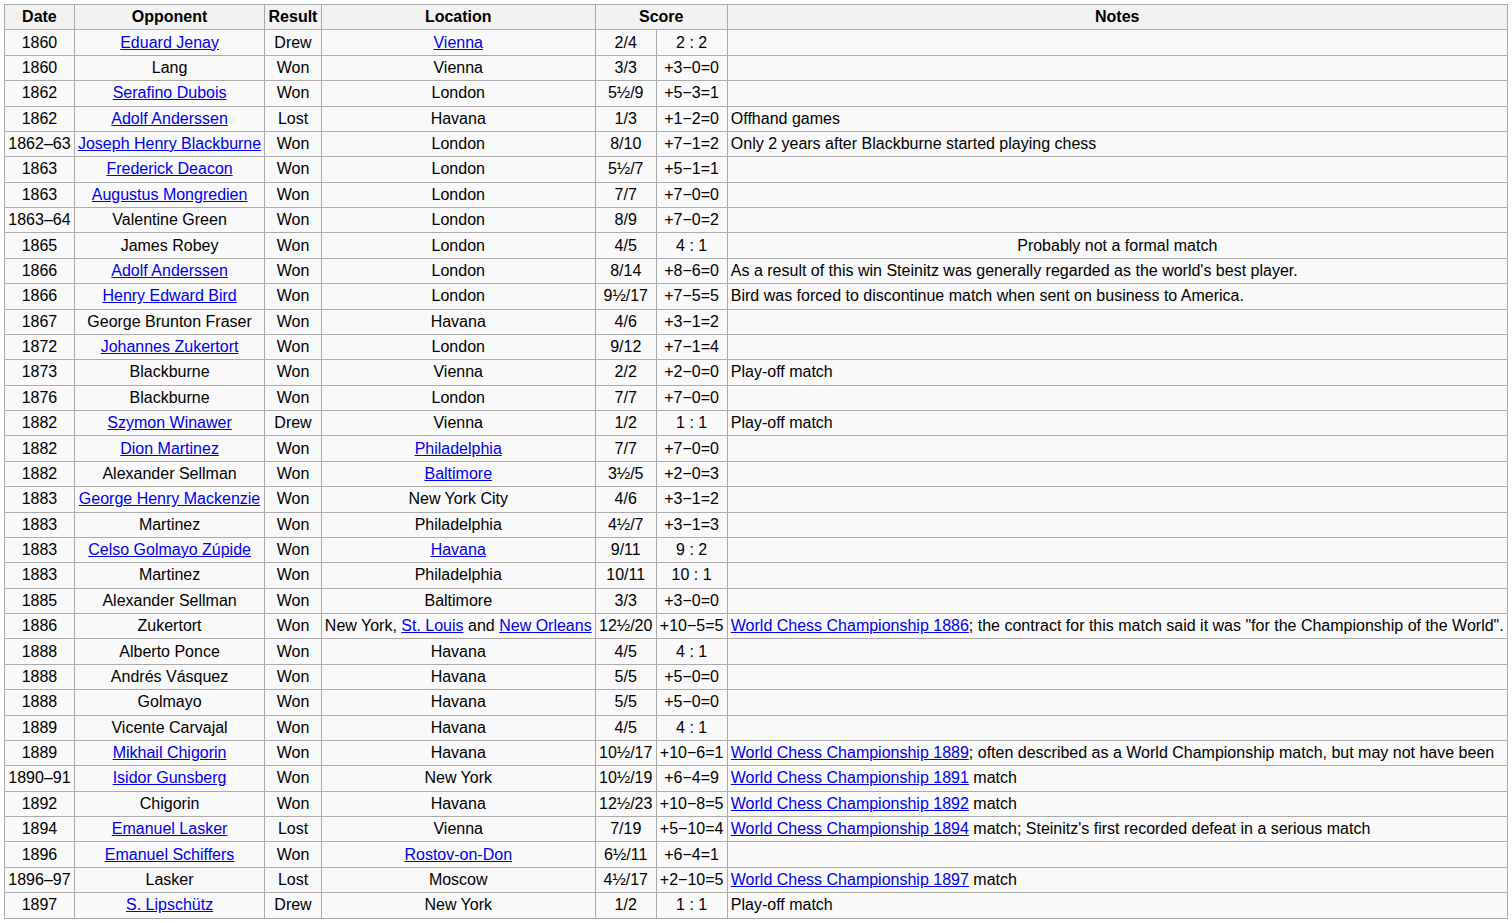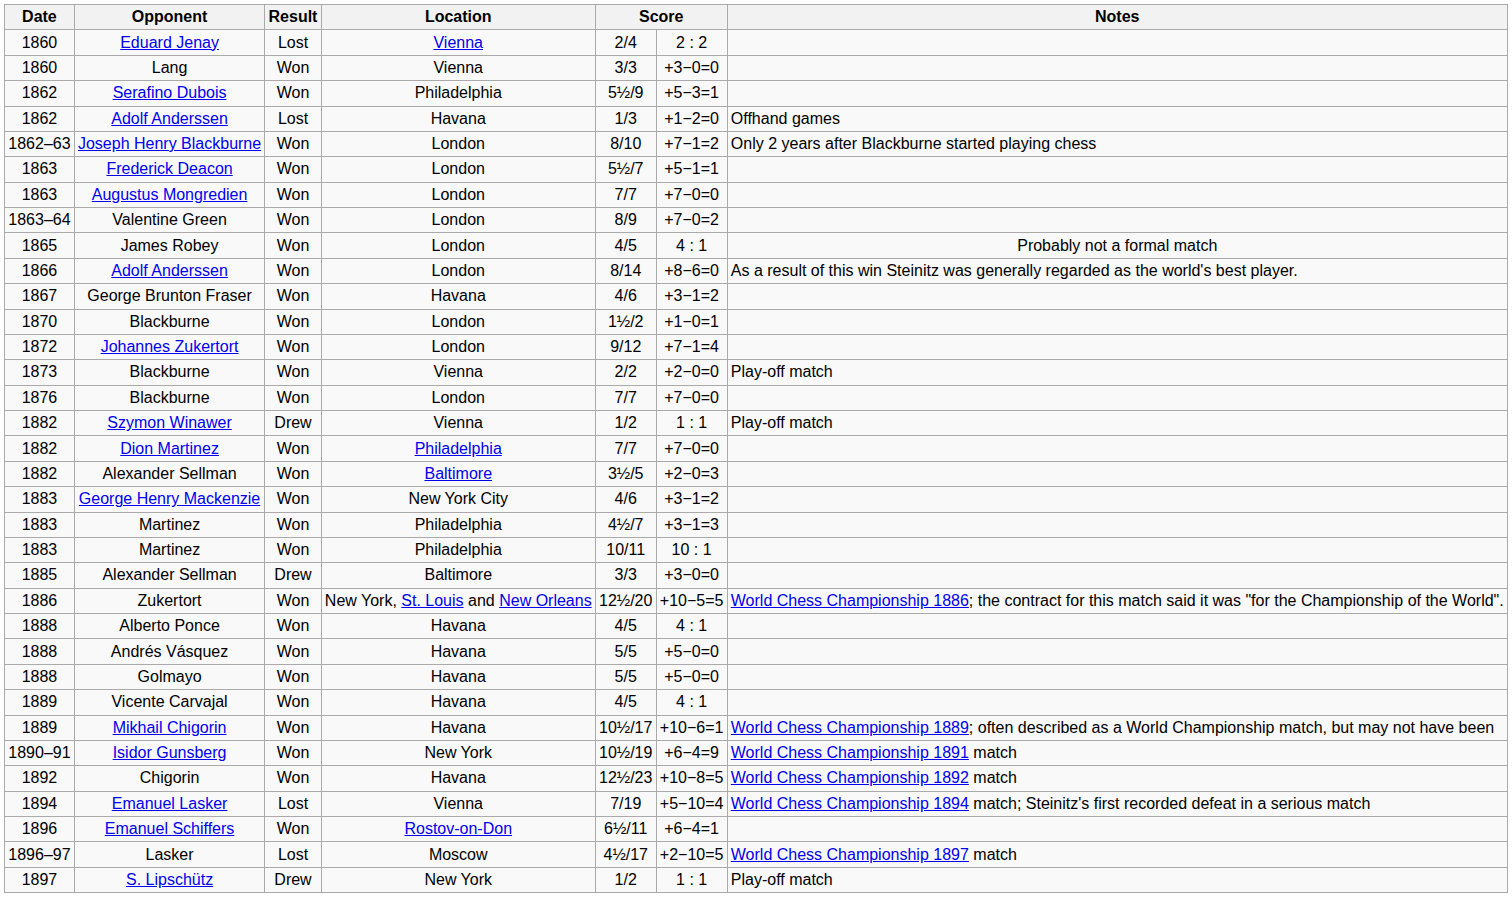(293, 42) Drew -> (293, 42) Lost
(458, 93) London -> (458, 93) Philadelphia
- row: (39, 296)
+ row: (39, 321)
- row: (39, 550)
(293, 600) Won -> (293, 575) Drew
